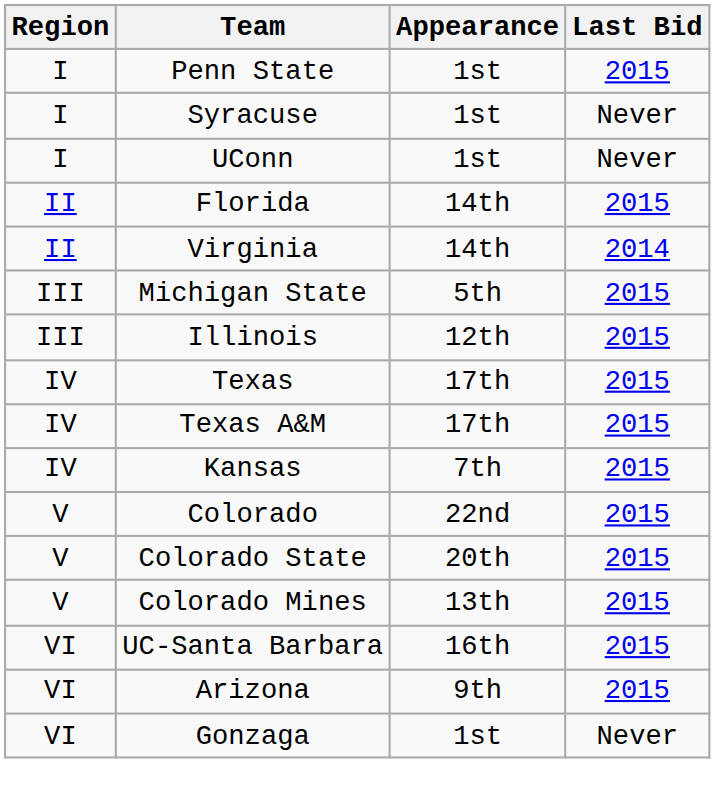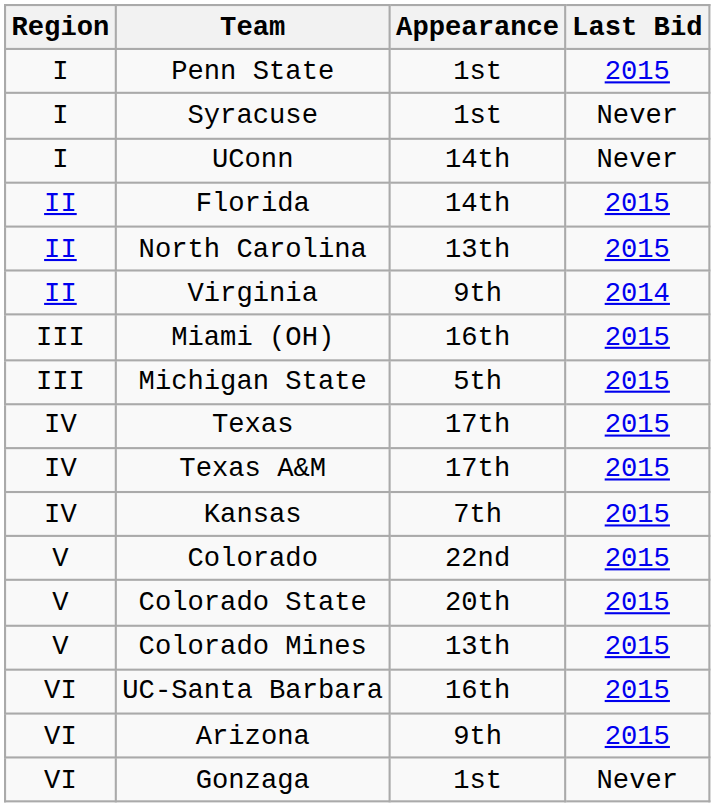(478, 160) 1st -> (478, 160) 14th
+ row: (253, 249)
(478, 249) 14th -> (478, 293) 9th
+ row: (253, 337)
- row: (253, 337)
